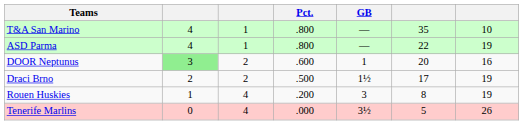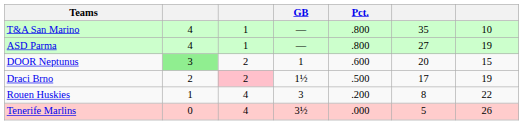columns swapped: (305, 12) <-> (364, 12)
(424, 45) 22 -> (424, 45) 27
(487, 62) 16 -> (487, 62) 15
(246, 78) no background -> (246, 78) pink background
(487, 95) 19 -> (487, 95) 22
